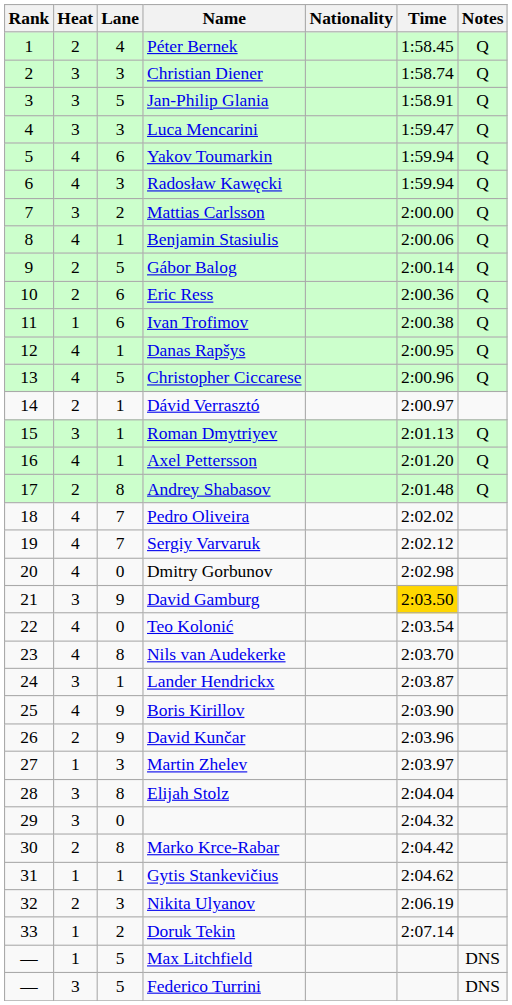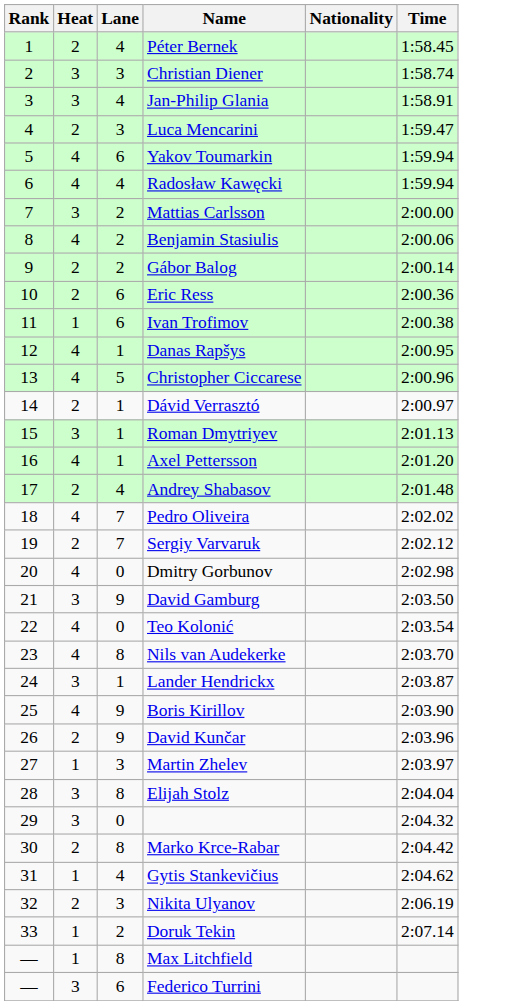- column: (483, 18)
(120, 101) 5 -> (120, 101) 4
(75, 128) 3 -> (75, 128) 2
(120, 184) 3 -> (120, 184) 4
(120, 239) 1 -> (120, 239) 2
(120, 267) 5 -> (120, 267) 2
(120, 488) 8 -> (120, 488) 4
(75, 543) 4 -> (75, 543) 2
(427, 599) gold background -> (427, 599) no background
(120, 875) 1 -> (120, 875) 4
(120, 958) 5 -> (120, 958) 8
(120, 986) 5 -> (120, 986) 6
